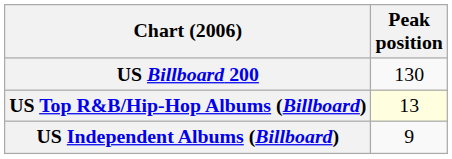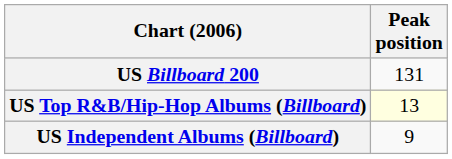(409, 74) 130 -> (409, 74) 131
